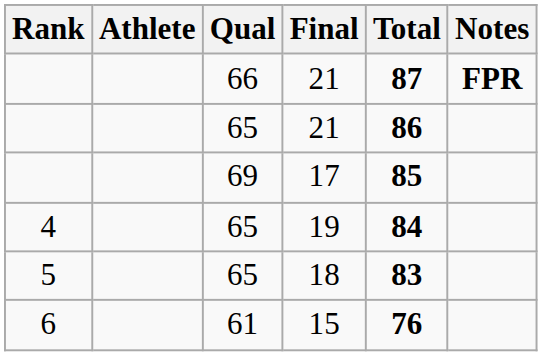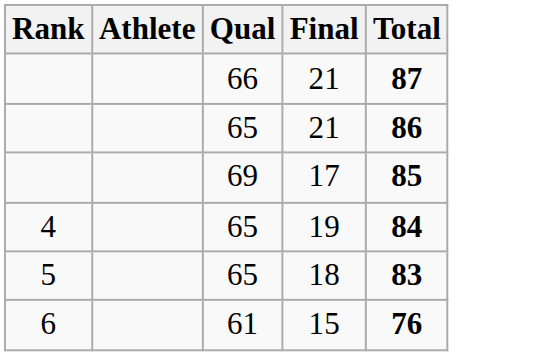- column: (492, 29)
